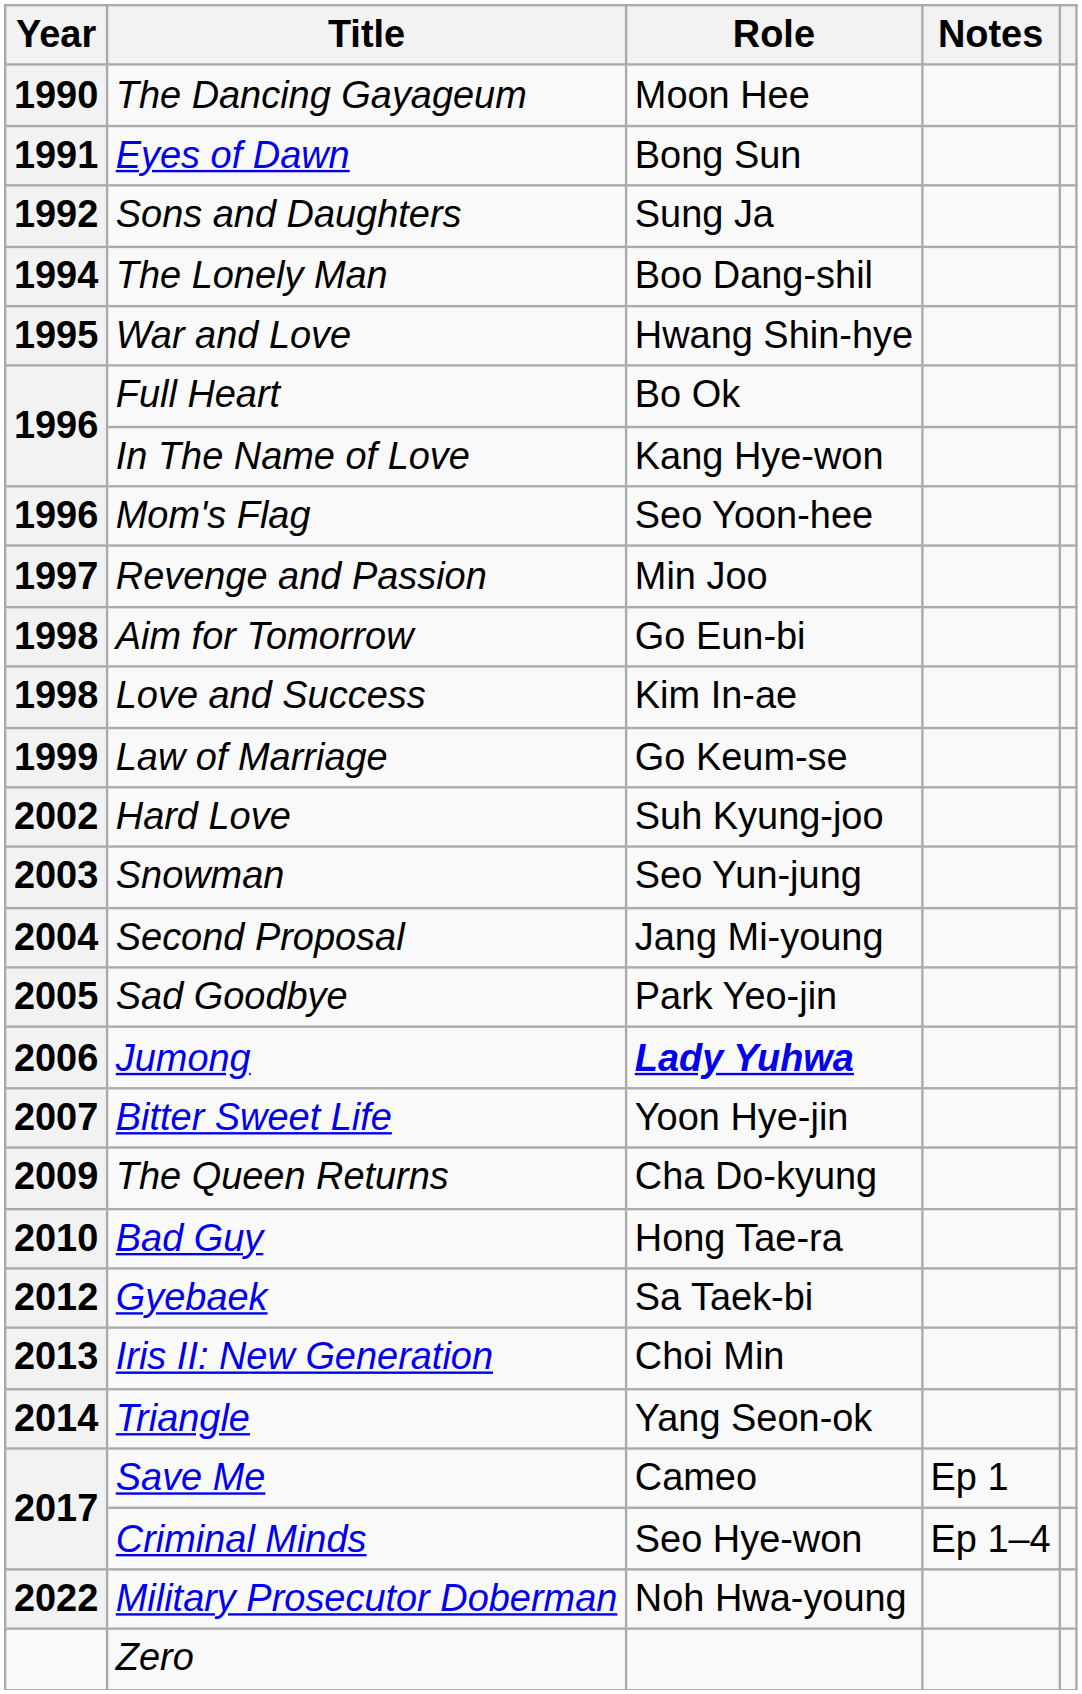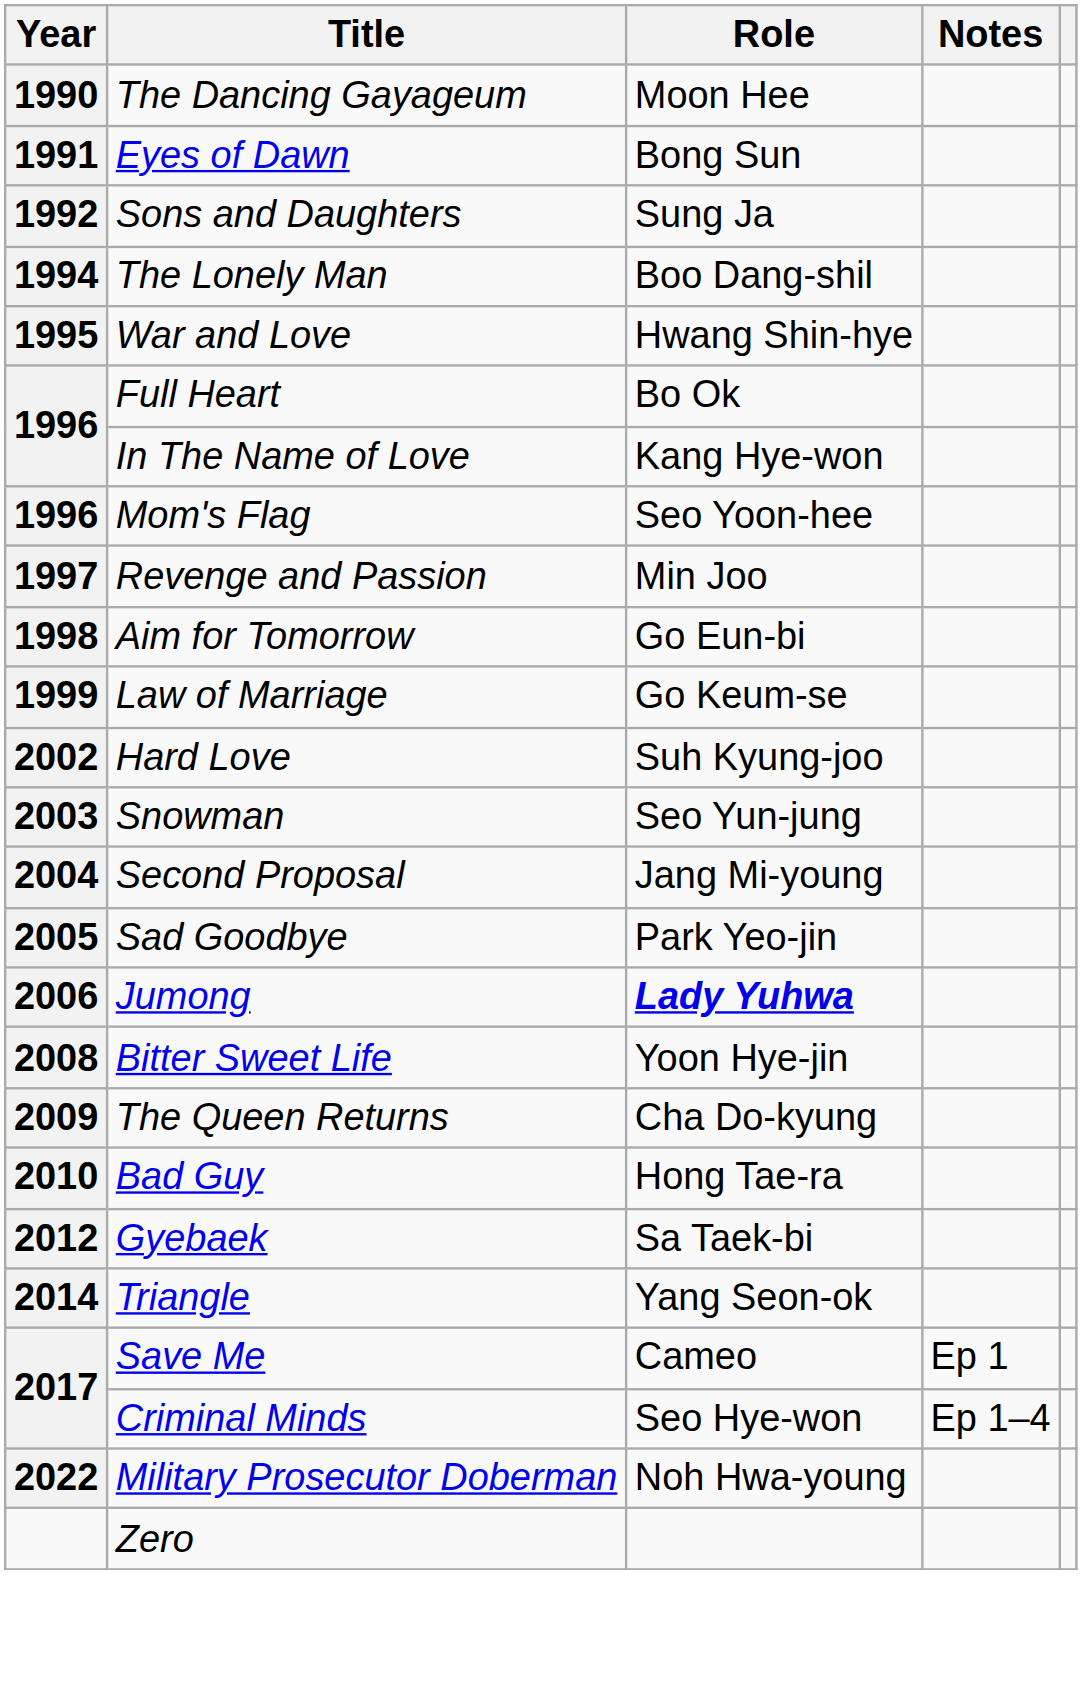- row: (271, 696)
(56, 1117) 2007 -> (56, 1056) 2008
- row: (304, 1357)
